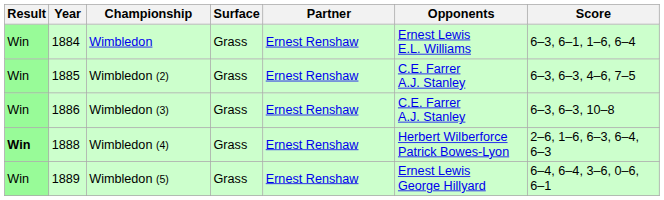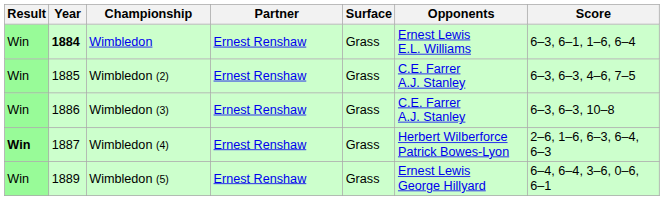columns swapped: (237, 14) <-> (329, 14)
(66, 41) normal -> (66, 41) bold
(66, 144) 1888 -> (66, 144) 1887
